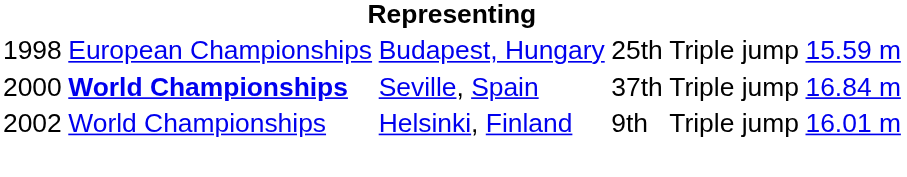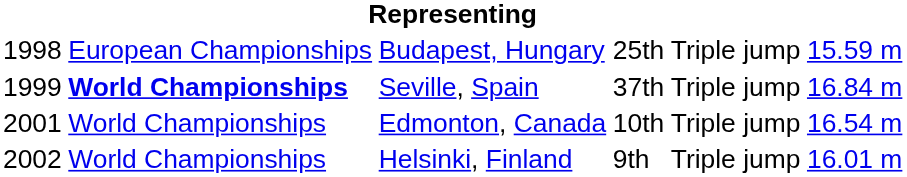(32, 87) 2000 -> (32, 87) 1999
+ row: (492, 123)
